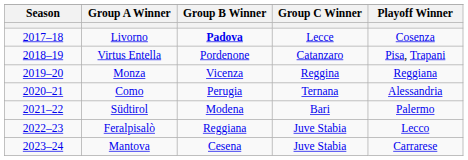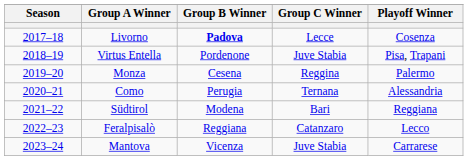(320, 55) Catanzaro -> (320, 55) Juve Stabia
(225, 73) Vicenza -> (225, 73) Cesena
(415, 73) Reggiana -> (415, 73) Palermo
(415, 110) Palermo -> (415, 110) Reggiana
(320, 128) Juve Stabia -> (320, 128) Catanzaro
(225, 146) Cesena -> (225, 146) Vicenza
